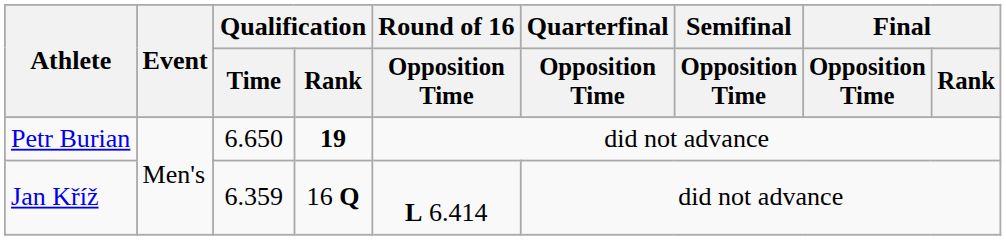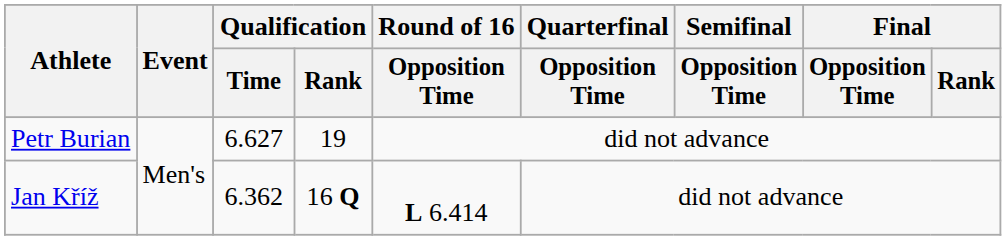(254, 139) 6.650 -> (254, 139) 6.627
(333, 139) bold -> (333, 139) normal
(254, 197) 6.359 -> (254, 197) 6.362
